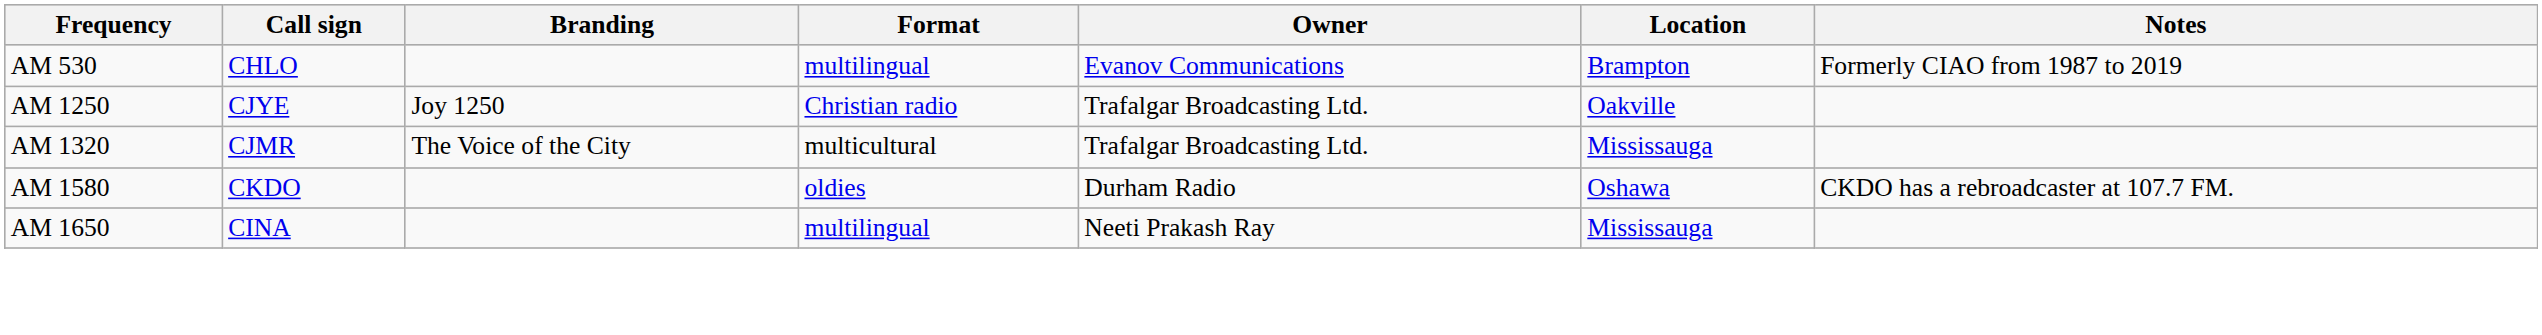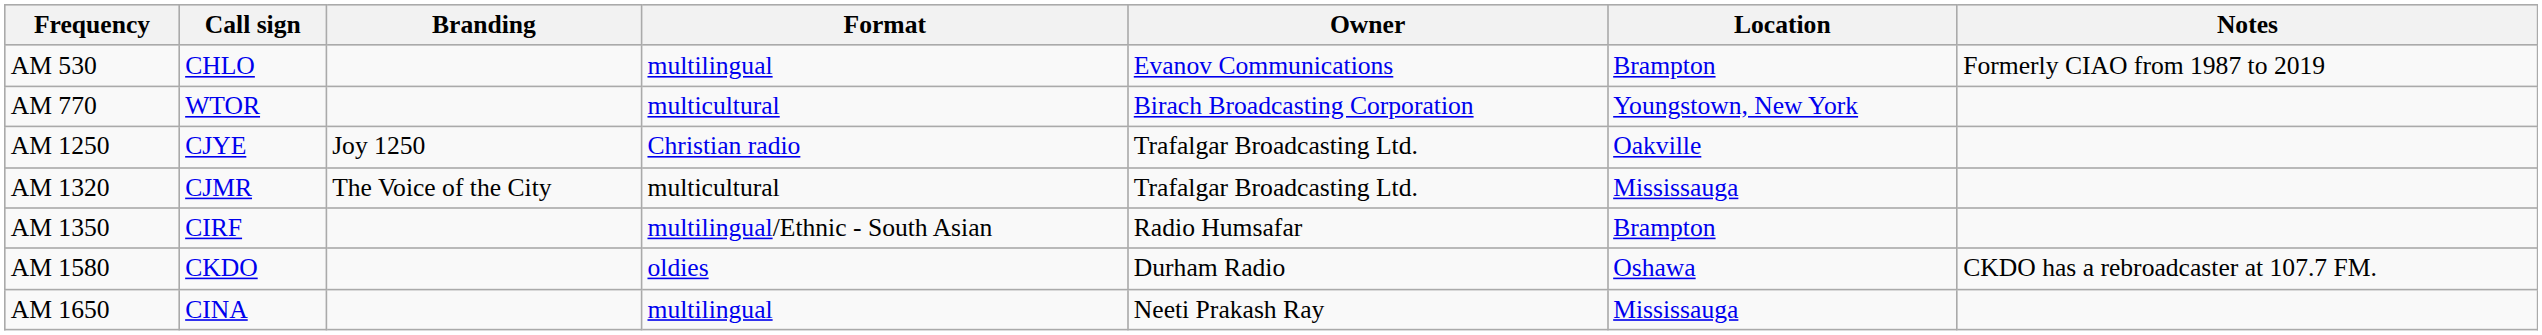+ row: (54, 106)
+ row: (60, 227)
